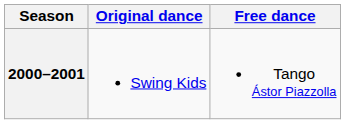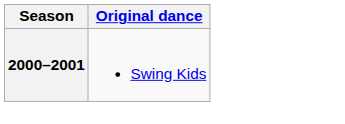- column: (275, 16)
